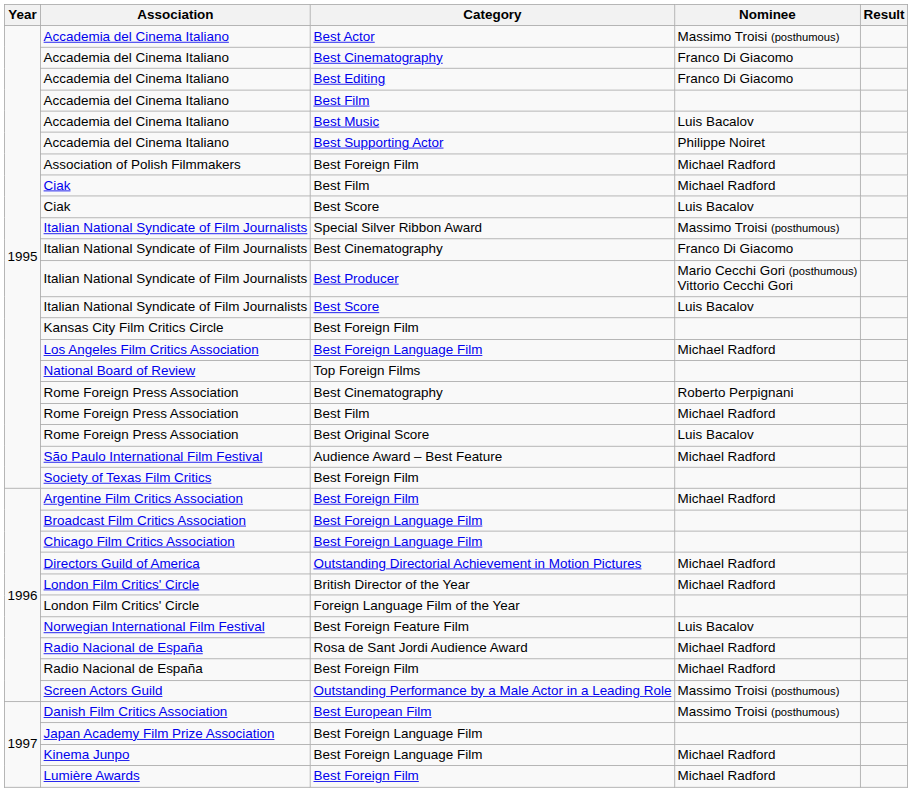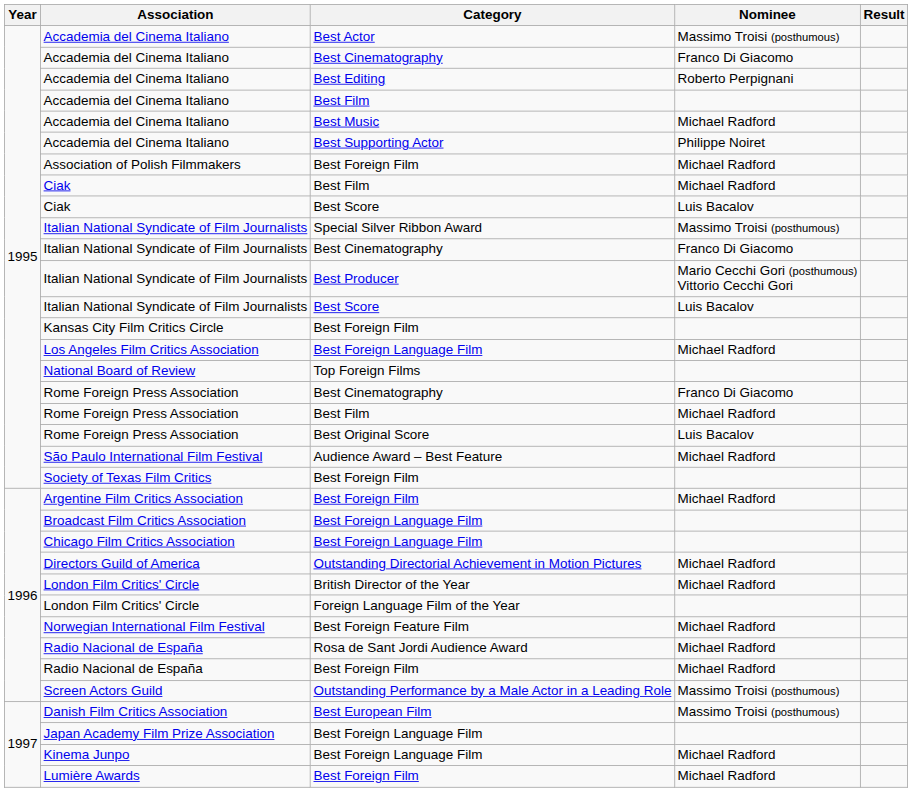(735, 79) Franco Di Giacomo -> (735, 79) Roberto Perpignani
(716, 121) Luis Bacalov -> (726, 121) Michael Radford
(735, 392) Roberto Perpignani -> (735, 392) Franco Di Giacomo
(716, 627) Luis Bacalov -> (726, 627) Michael Radford
